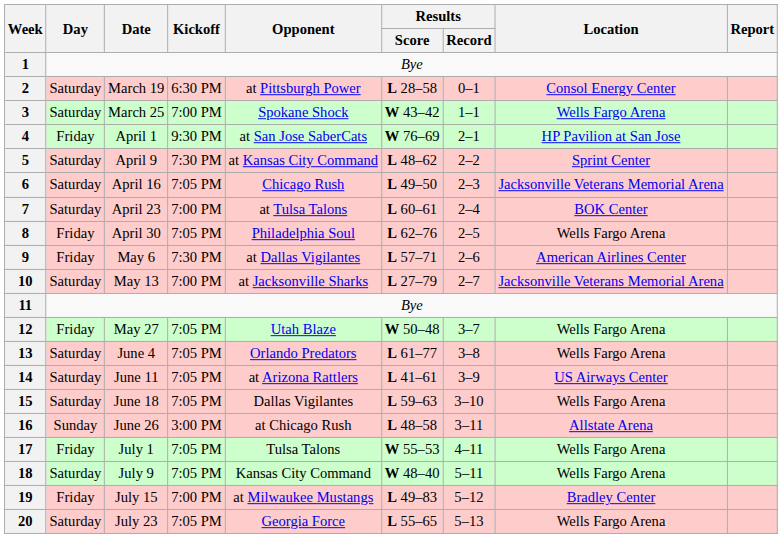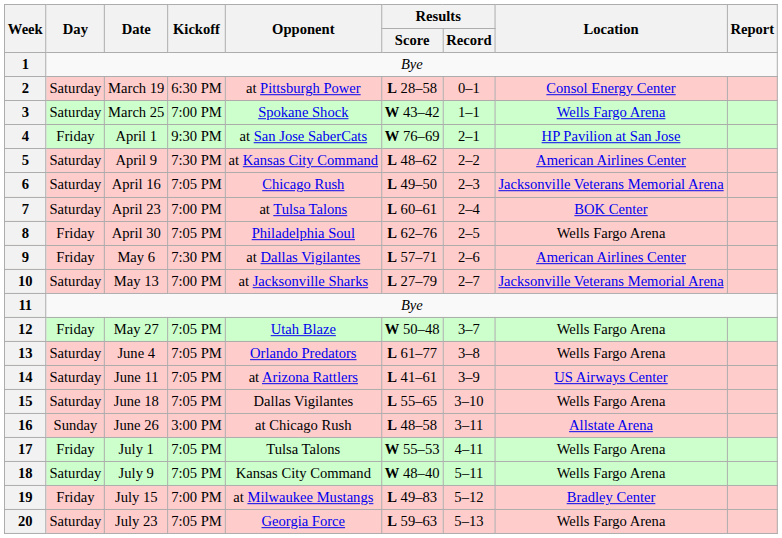(611, 161) Sprint Center -> (611, 161) American Airlines Center
(412, 401) L 59–63 -> (412, 401) L 55–65
(412, 521) L 55–65 -> (412, 521) L 59–63
